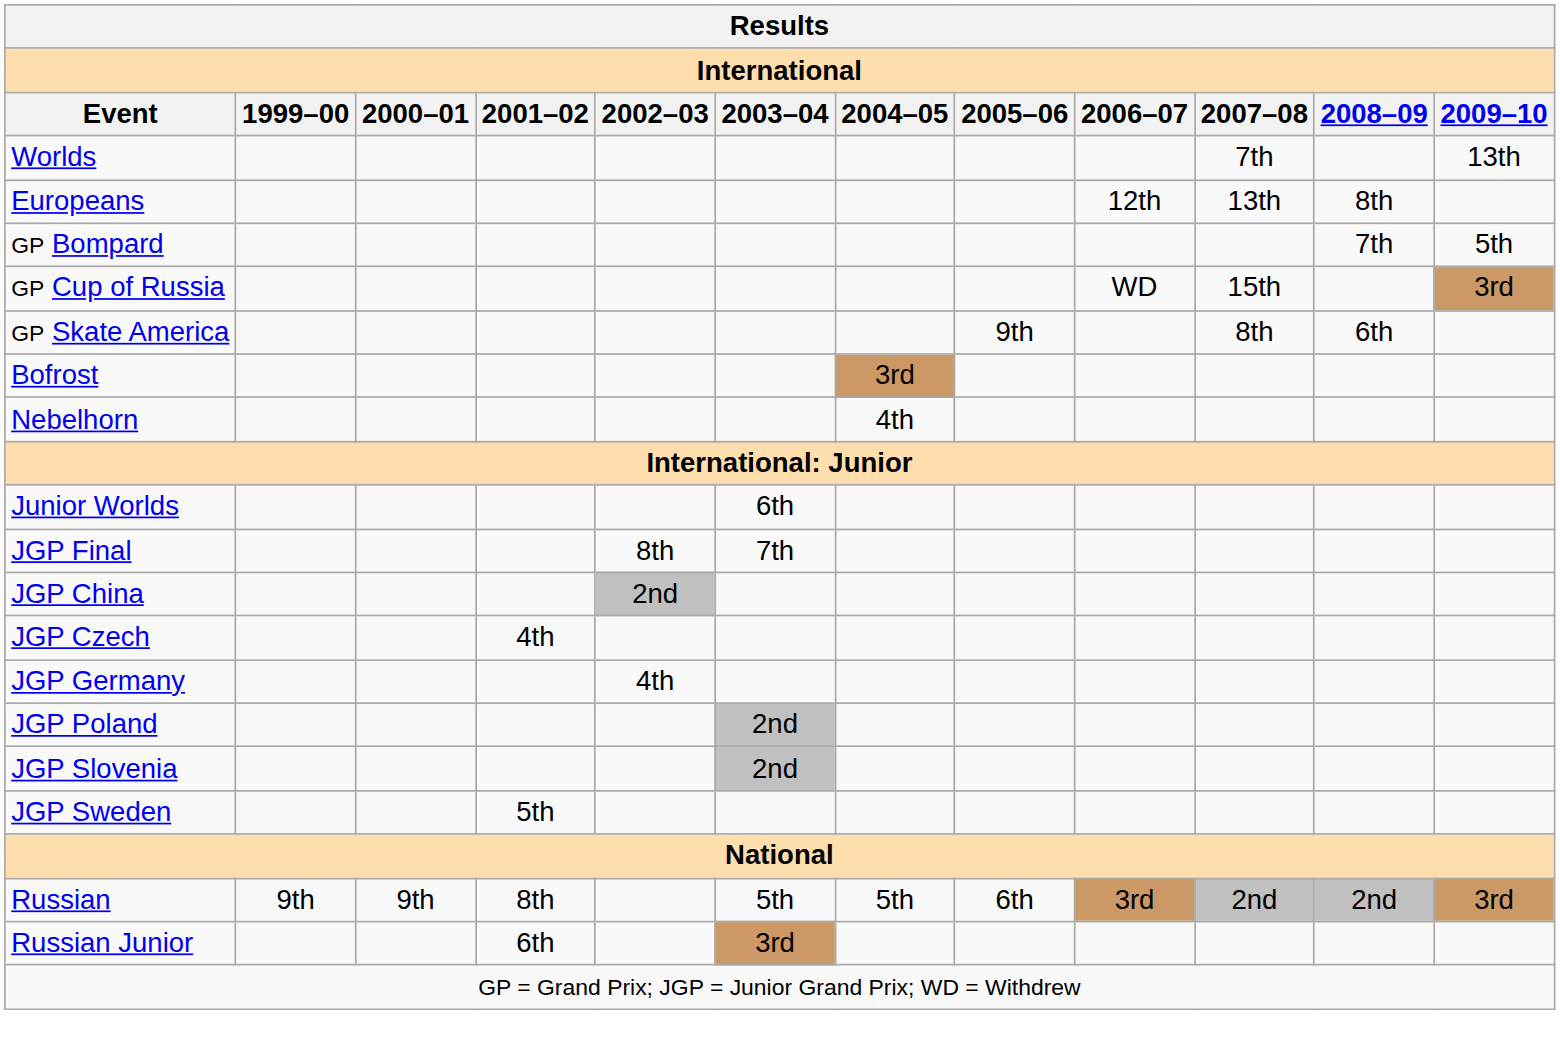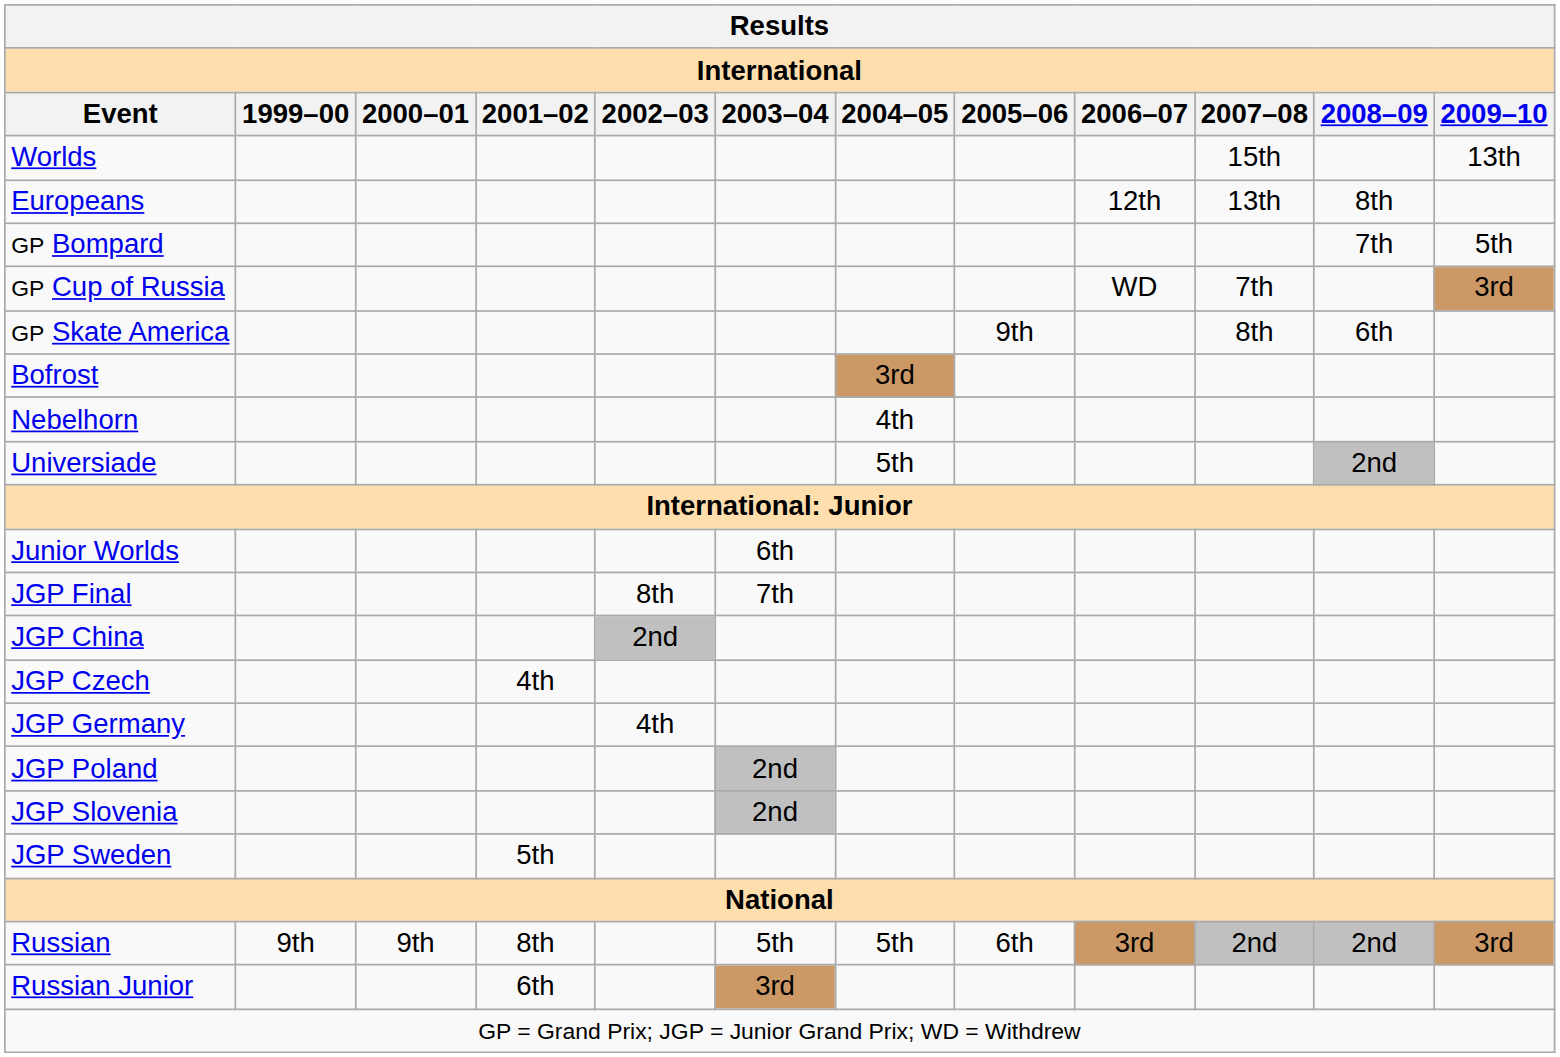(1254, 157) 7th -> (1254, 157) 15th
(1254, 288) 15th -> (1254, 288) 7th
+ row: (84, 462)
